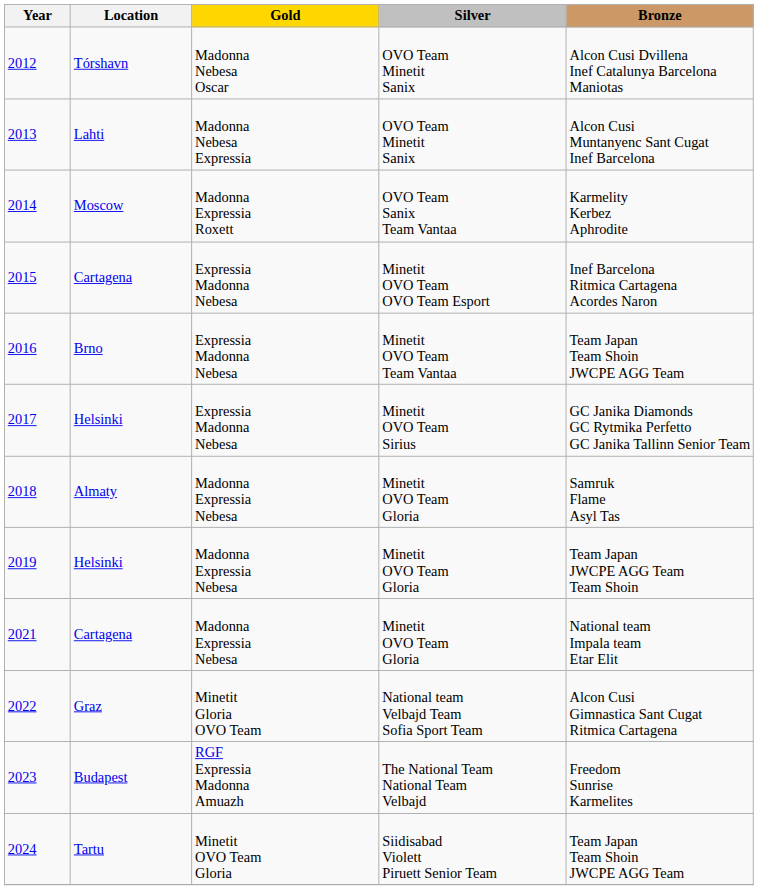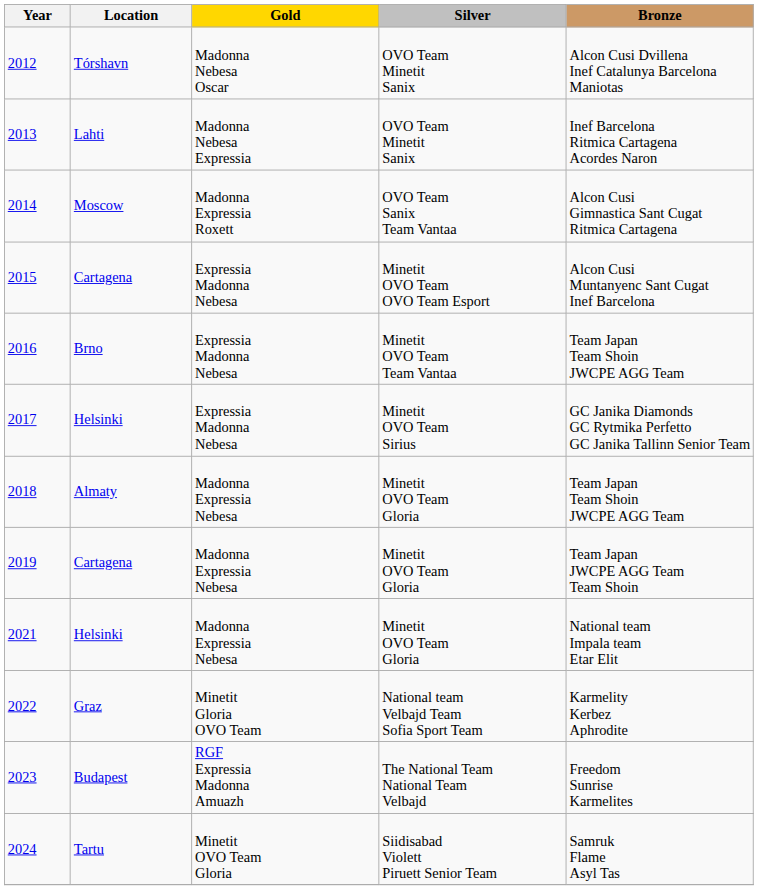(639, 142) Alcon Cusi Muntanyenc Sant Cugat Inef Barcelona -> (623, 142) Inef Barcelona Ritmica Cartagena Acordes Naron
(599, 214) Karmelity Kerbez Aphrodite -> (636, 214) Alcon Cusi Gimnastica Sant Cugat Ritmica Cartagena
(623, 285) Inef Barcelona Ritmica Cartagena Acordes Naron -> (639, 285) Alcon Cusi Muntanyenc Sant Cugat Inef Barcelona
(595, 499) Samruk Flame Asyl Tas -> (627, 499) Team Japan Team Shoin JWCPE AGG Team
(98, 563) Helsinki -> (103, 563) Cartagena
(103, 634) Cartagena -> (98, 634) Helsinki
(636, 714) Alcon Cusi Gimnastica Sant Cugat Ritmica Cartagena -> (599, 714) Karmelity Kerbez Aphrodite
(627, 856) Team Japan Team Shoin JWCPE AGG Team -> (595, 856) Samruk Flame Asyl Tas
